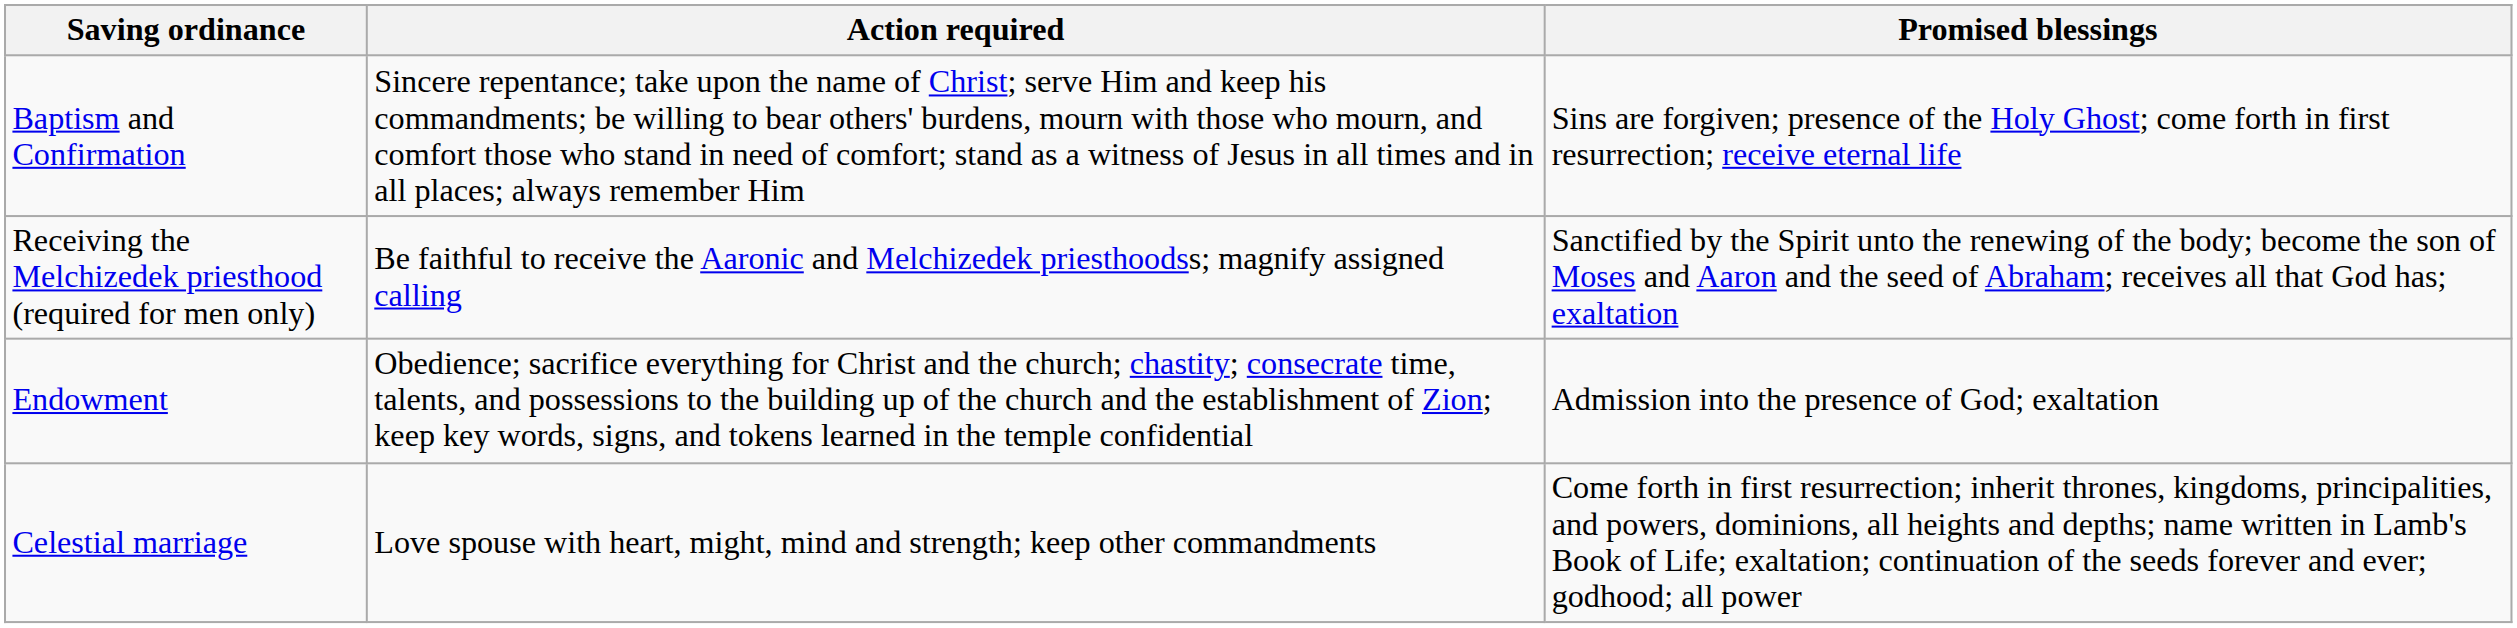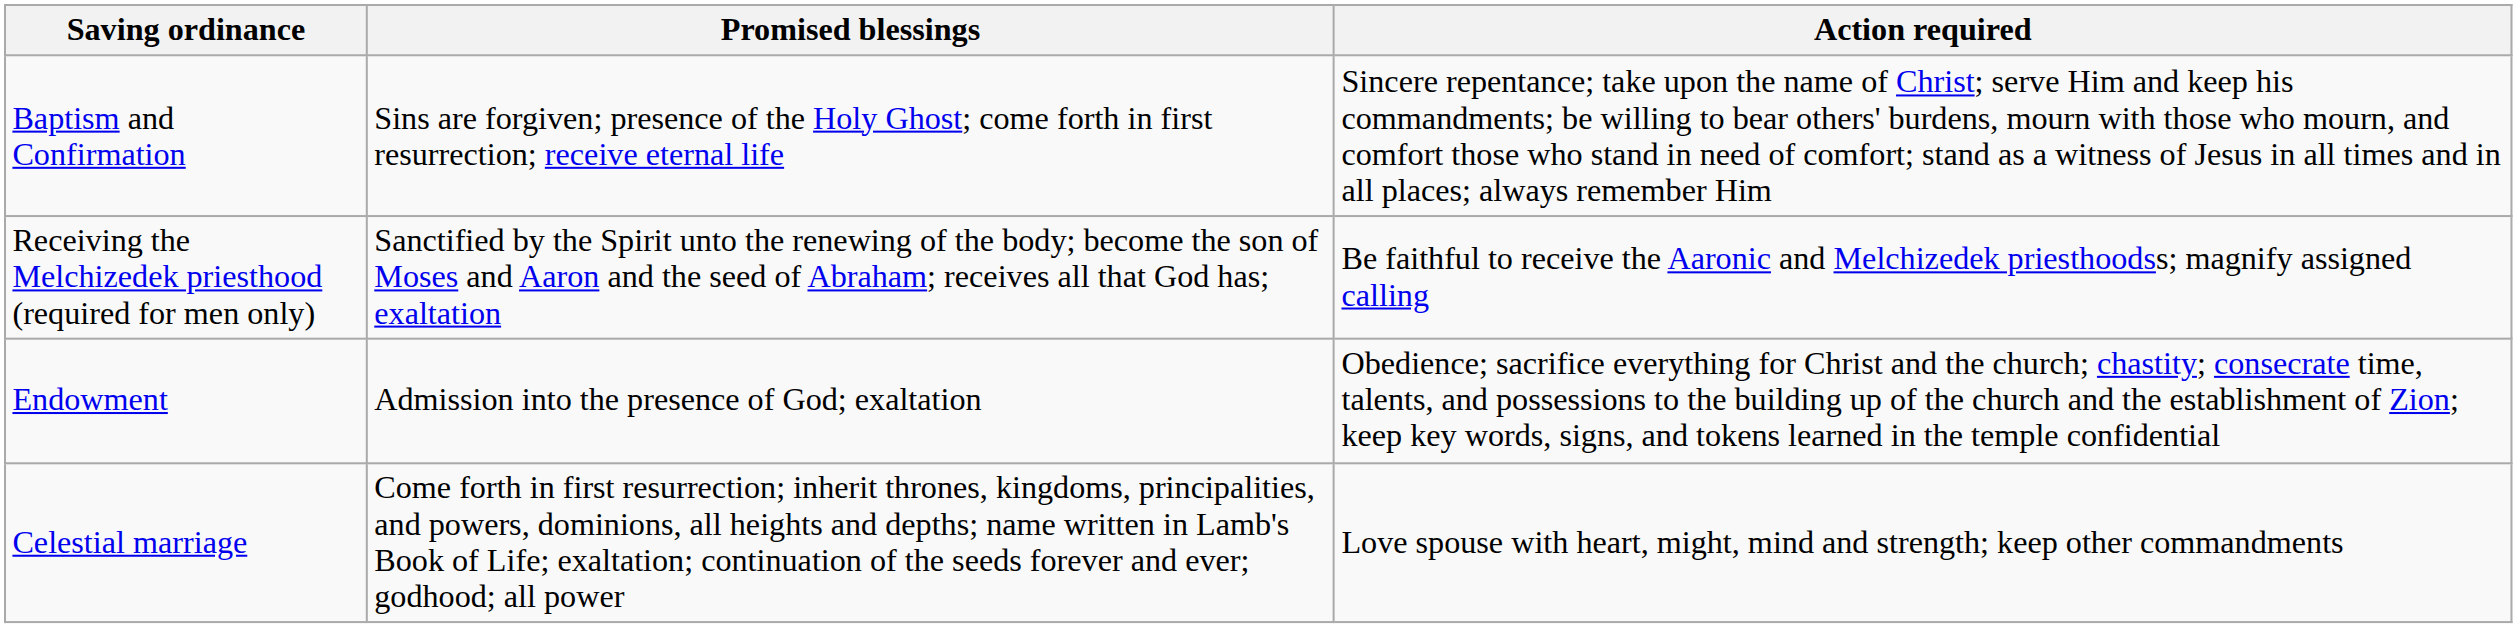columns swapped: (956, 30) <-> (2028, 30)
